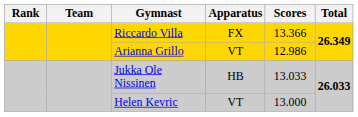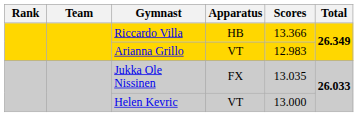(235, 32) FX -> (235, 32) HB
(290, 51) 12.986 -> (290, 51) 12.983
(235, 76) HB -> (235, 76) FX
(290, 76) 13.033 -> (290, 76) 13.035
